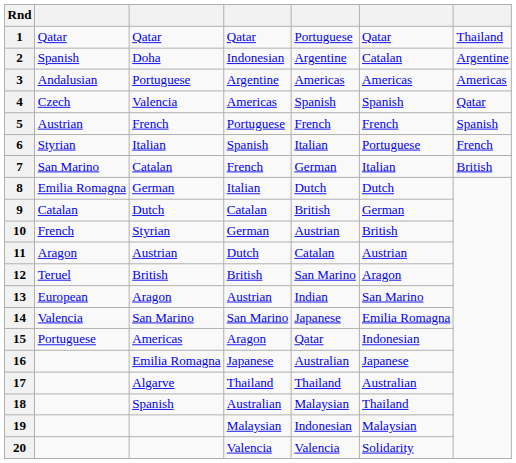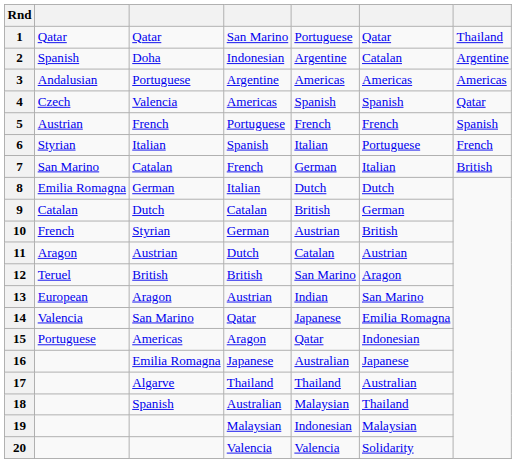(241, 37) Qatar -> (257, 37) San Marino
(257, 318) San Marino -> (241, 318) Qatar
